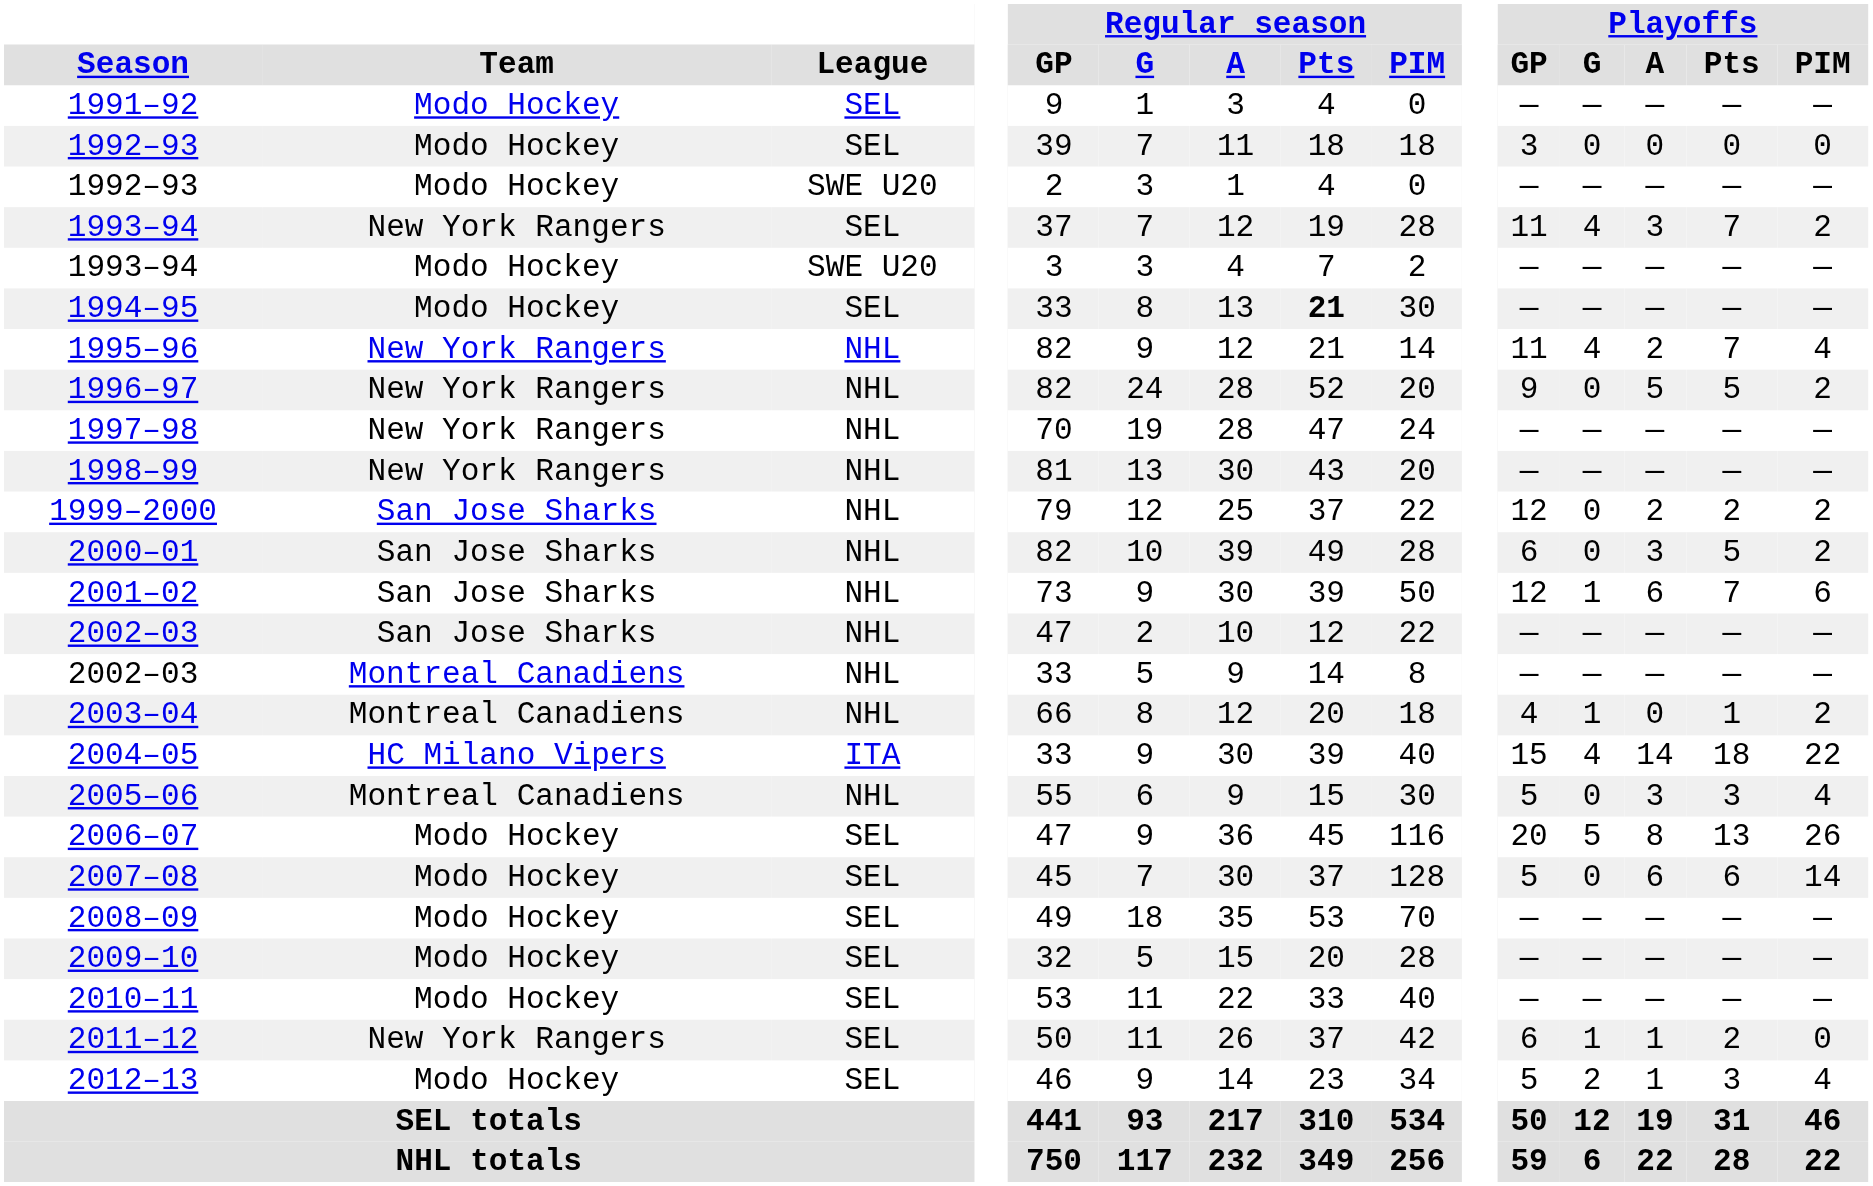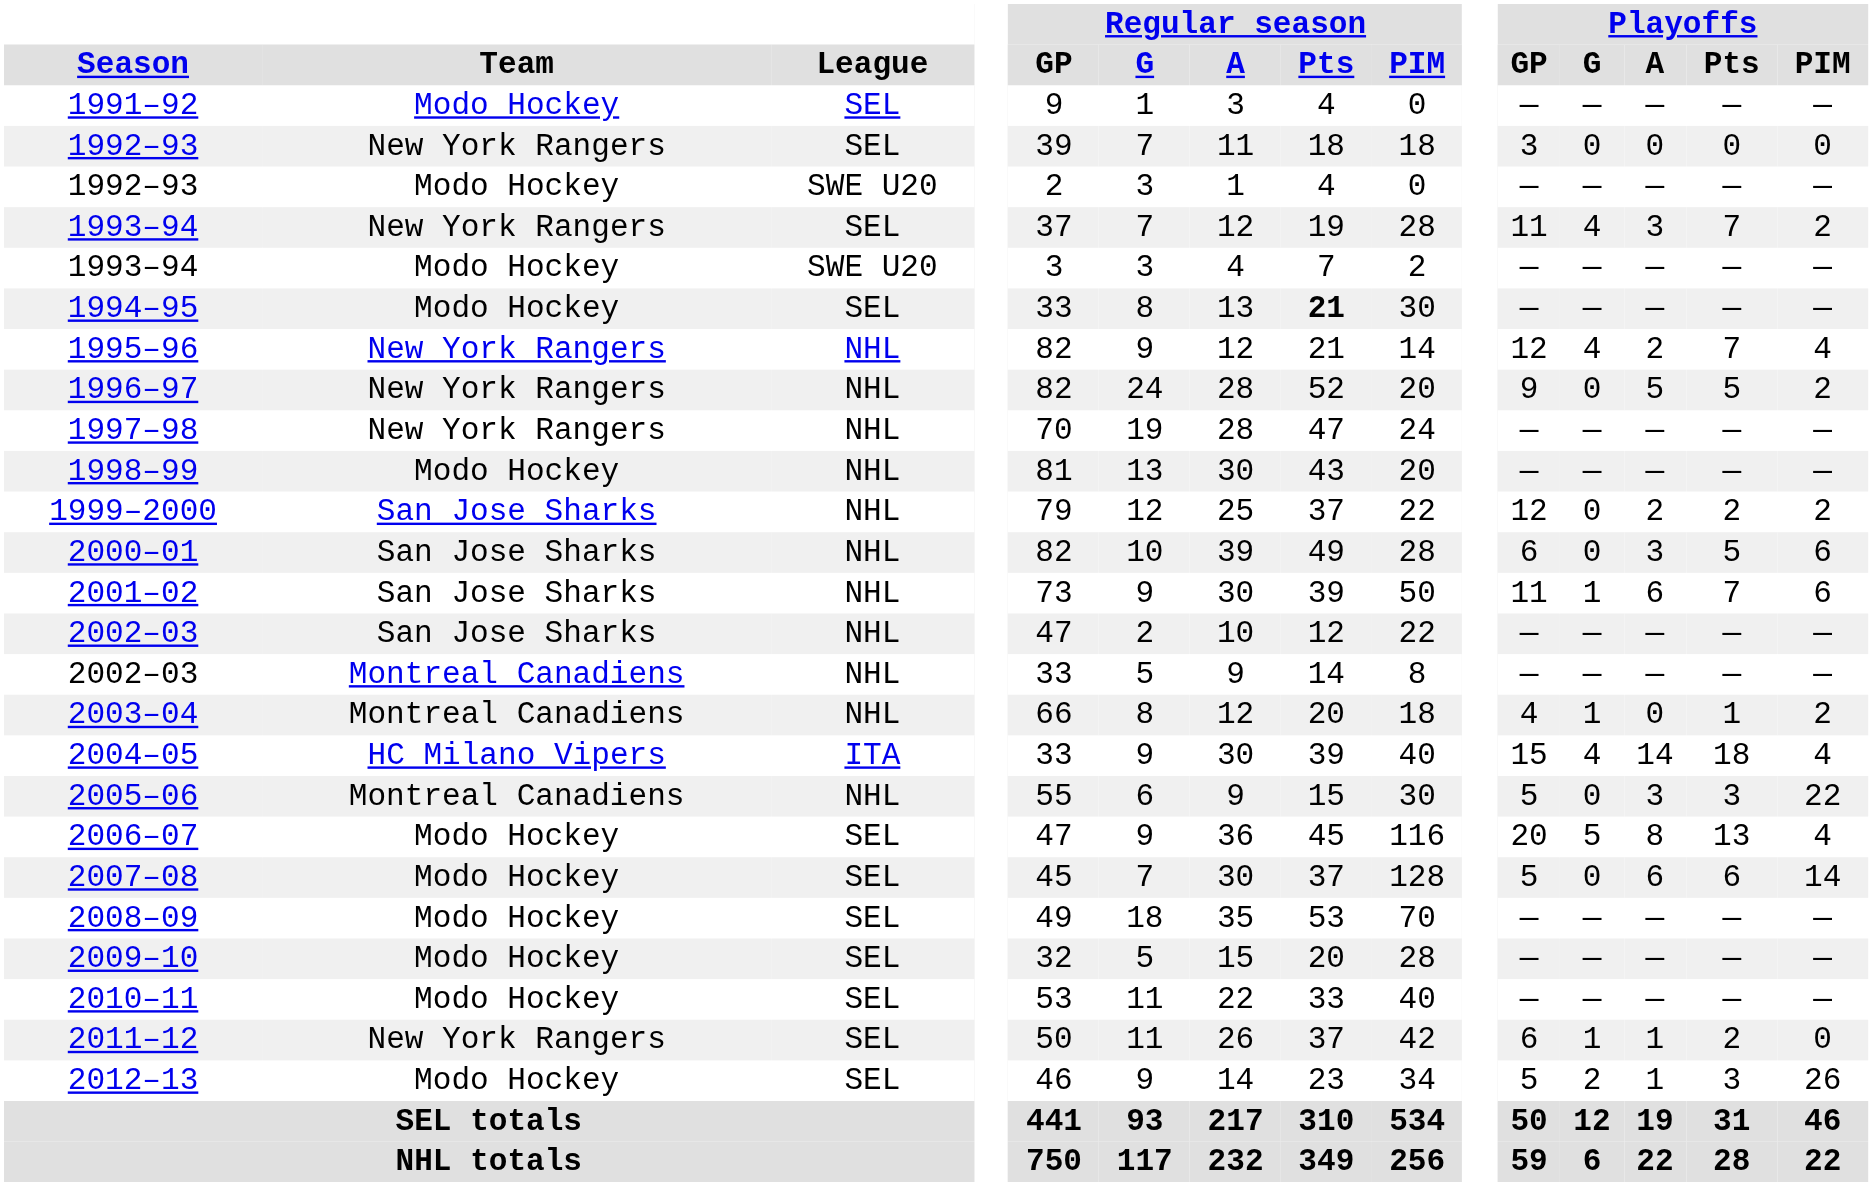(517, 146) Modo Hockey -> (517, 146) New York Rangers
(1529, 349) 11 -> (1529, 349) 12
(517, 471) New York Rangers -> (517, 471) Modo Hockey
(1823, 553) 2 -> (1823, 553) 6
(1529, 593) 12 -> (1529, 593) 11
(1823, 756) 22 -> (1823, 756) 4
(1823, 796) 4 -> (1823, 796) 22
(1823, 837) 26 -> (1823, 837) 4
(1823, 1081) 4 -> (1823, 1081) 26
